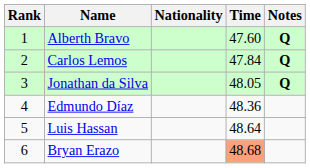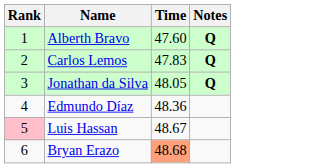- column: (189, 15)
(245, 60) 47.84 -> (171, 60) 47.83
(24, 128) no background -> (24, 128) pink background
(245, 128) 48.64 -> (171, 128) 48.67
